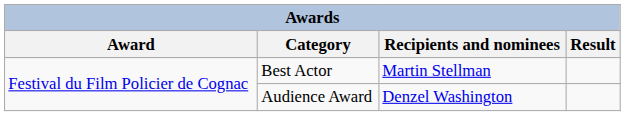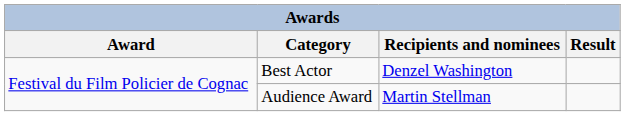(437, 70) Martin Stellman -> (447, 70) Denzel Washington
(447, 96) Denzel Washington -> (437, 96) Martin Stellman
